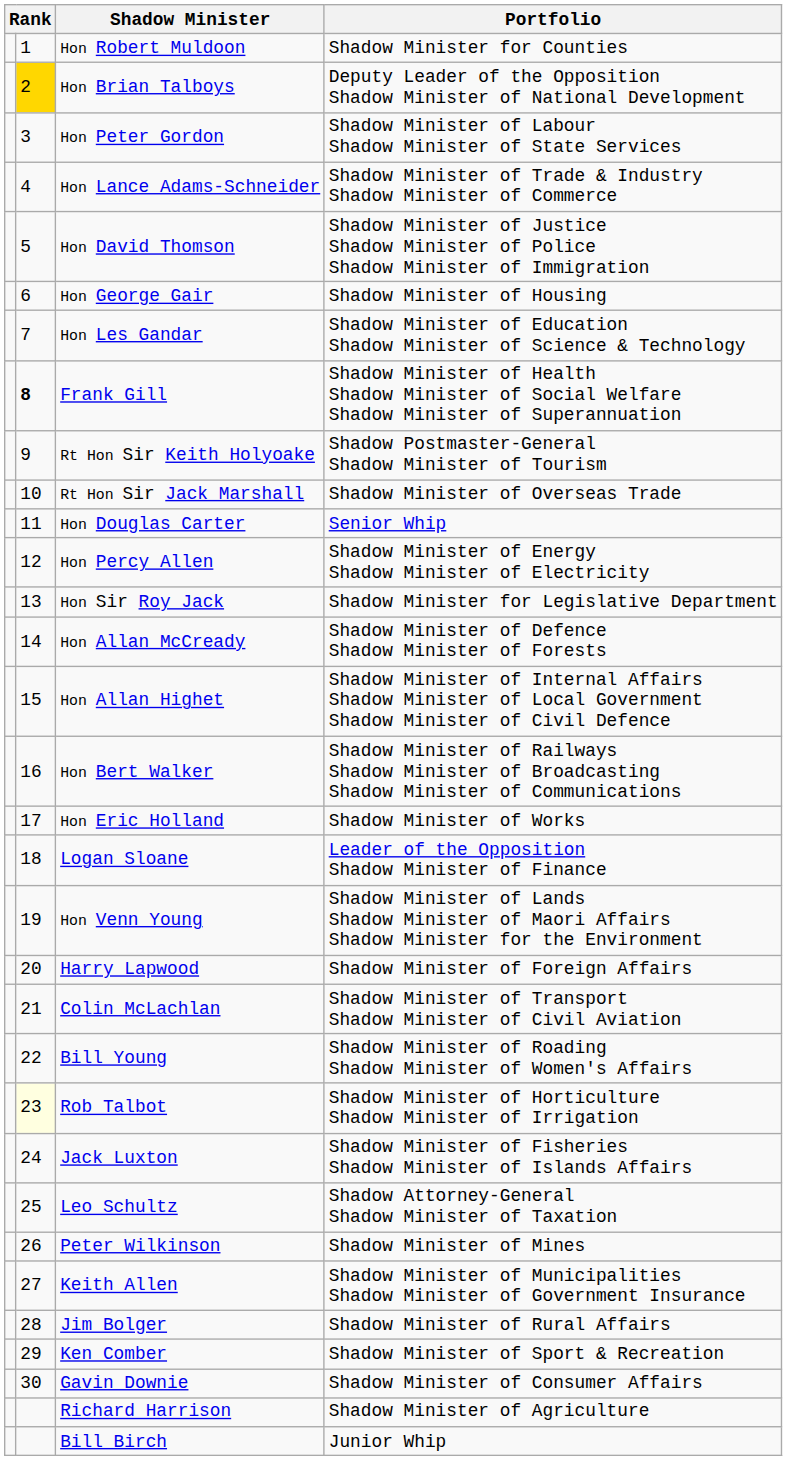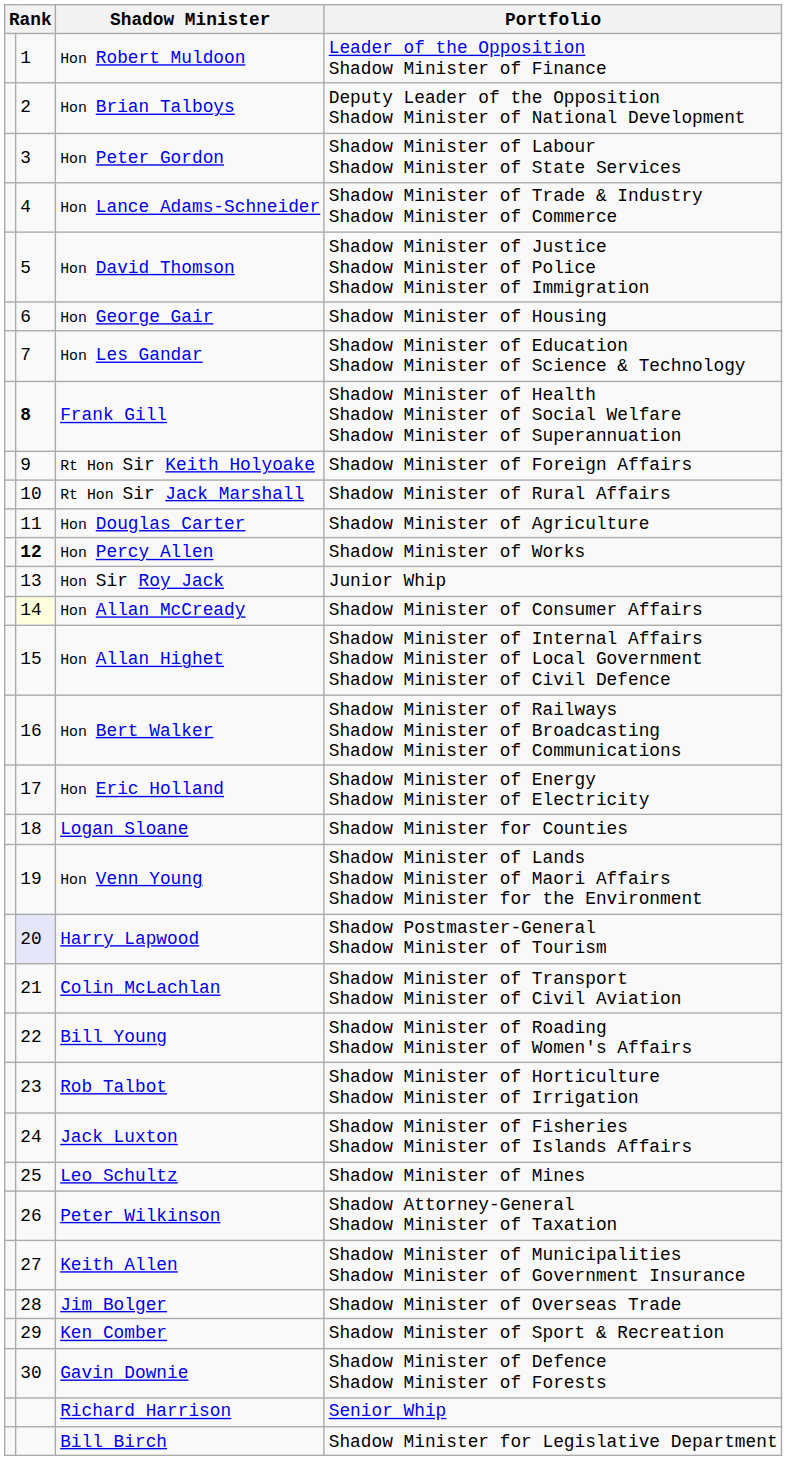(478, 48) Shadow Minister for Counties -> (468, 59) Leader of the Opposition Shadow Minister of Finance
(26, 88) gold background -> (26, 108) no background
(468, 455) Shadow Postmaster-General Shadow Minister of Tourism -> (510, 465) Shadow Minister of Foreign Affairs
(505, 494) Shadow Minister of Overseas Trade -> (500, 494) Shadow Minister of Rural Affairs
(388, 523) Senior Whip -> (489, 523) Shadow Minister of Agriculture
(31, 563) normal -> (31, 552) bold
(489, 563) Shadow Minister of Energy Shadow Minister of Electricity -> (457, 552) Shadow Minister of Works
(553, 602) Shadow Minister for Legislative Department -> (388, 581) Junior Whip
(31, 641) no background -> (31, 611) lightyellow background
(468, 641) Shadow Minister of Defence Shadow Minister of Forests -> (516, 611) Shadow Minister of Consumer Affairs
(457, 821) Shadow Minister of Works -> (489, 790) Shadow Minister of Energy Shadow Minister of Electricity
(468, 860) Leader of the Opposition Shadow Minister of Finance -> (478, 829) Shadow Minister for Counties
(31, 970) no background -> (31, 939) lavender background
(510, 970) Shadow Minister of Foreign Affairs -> (468, 939) Shadow Postmaster-General Shadow Minister of Tourism
(31, 1108) lightyellow background -> (31, 1088) no background
(473, 1207) Shadow Attorney-General Shadow Minister of Taxation -> (457, 1176) Shadow Minister of Mines
(457, 1247) Shadow Minister of Mines -> (473, 1216) Shadow Attorney-General Shadow Minister of Taxation
(500, 1325) Shadow Minister of Rural Affairs -> (505, 1305) Shadow Minister of Overseas Trade
(516, 1383) Shadow Minister of Consumer Affairs -> (468, 1373) Shadow Minister of Defence Shadow Minister of Forests
(489, 1412) Shadow Minister of Agriculture -> (388, 1412) Senior Whip
(388, 1441) Junior Whip -> (553, 1441) Shadow Minister for Legislative Department
